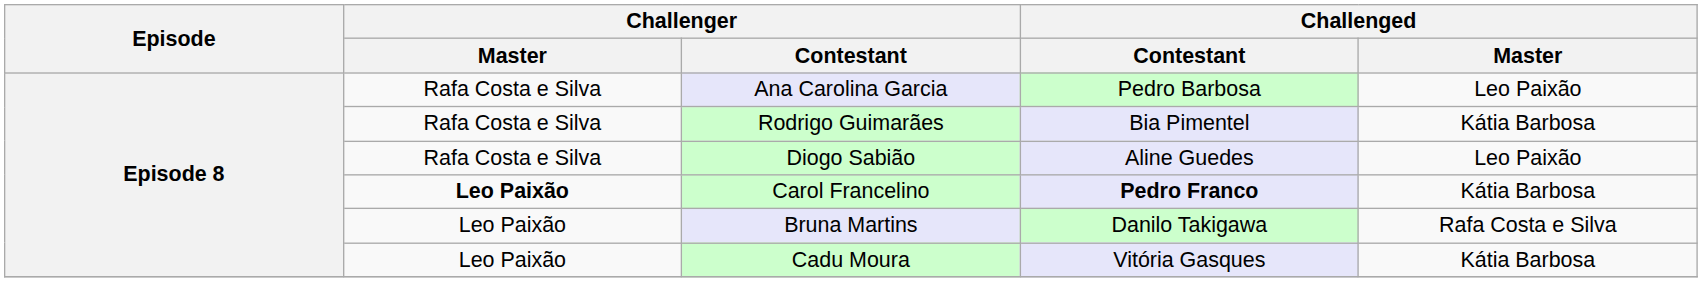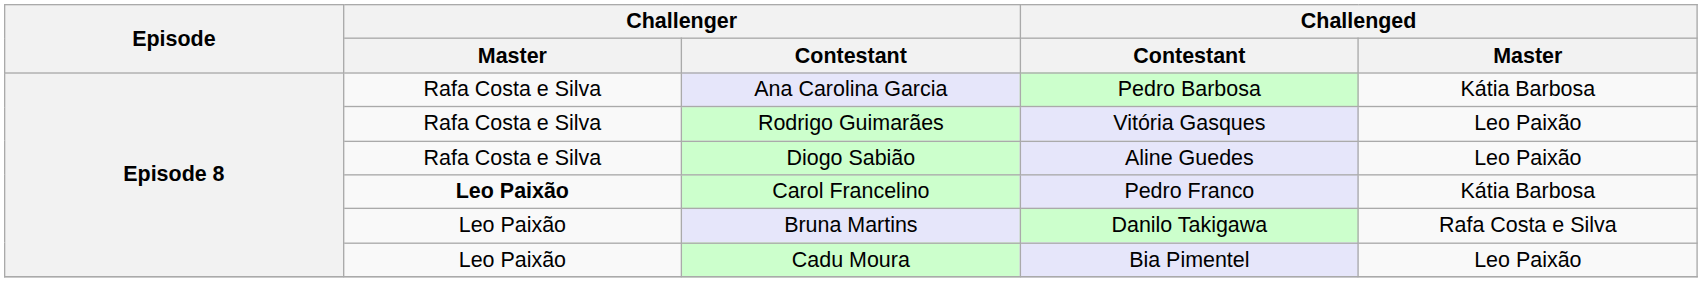(1528, 89) Leo Paixão -> (1528, 89) Kátia Barbosa
(1189, 123) Bia Pimentel -> (1189, 123) Vitória Gasques
(1528, 123) Kátia Barbosa -> (1528, 123) Leo Paixão
(1189, 191) bold -> (1189, 191) normal
(1189, 259) Vitória Gasques -> (1189, 259) Bia Pimentel
(1528, 259) Kátia Barbosa -> (1528, 259) Leo Paixão
